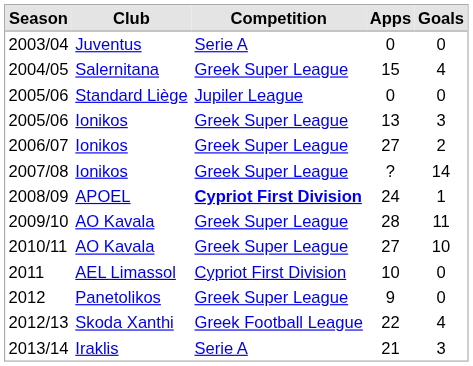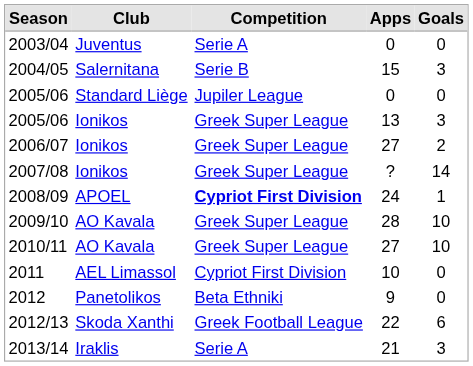(271, 70) Greek Super League -> (222, 70) Serie B
(441, 70) 4 -> (441, 70) 3
(441, 221) 11 -> (441, 221) 10
(271, 297) Greek Super League -> (239, 297) Beta Ethniki
(441, 323) 4 -> (441, 323) 6
